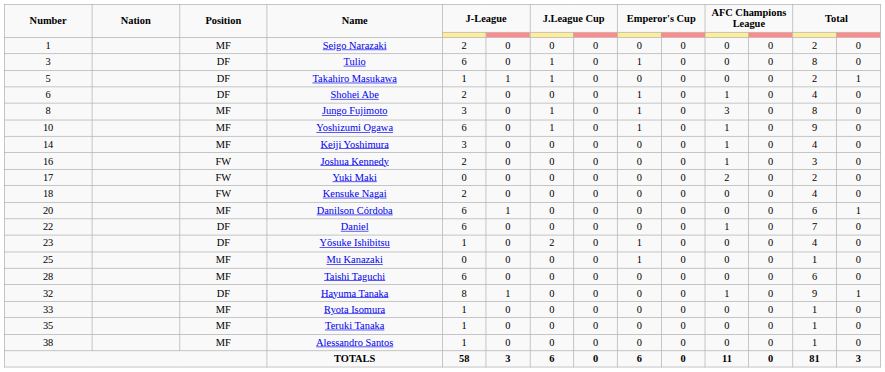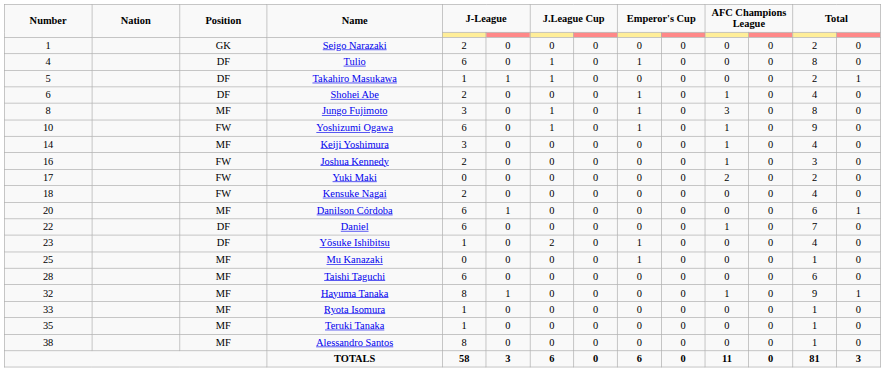(223, 45) MF -> (223, 45) GK
(48, 62) 3 -> (48, 62) 4
(223, 128) MF -> (223, 128) FW
(223, 293) DF -> (223, 293) MF
(464, 342) 1 -> (464, 342) 8
